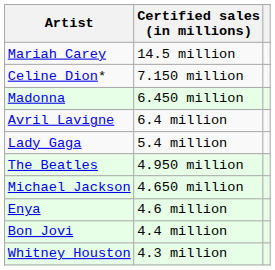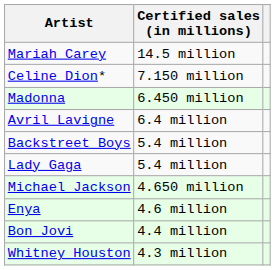+ row: (69, 143)
- row: (53, 165)
